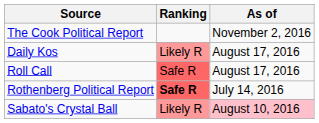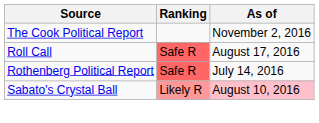- row: (32, 52)
(178, 90) bold -> (178, 71) normal
